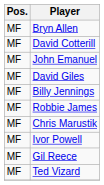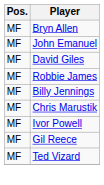- row: (64, 44)
rows swapped: (65, 108) <-> (63, 92)
